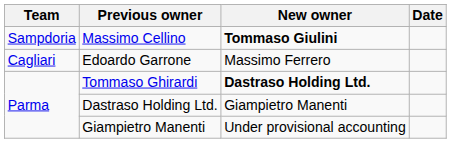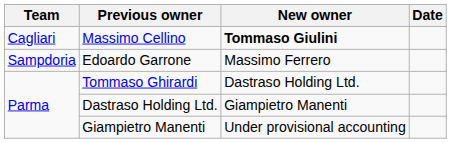(42, 37) Sampdoria -> (32, 37) Cagliari
(32, 60) Cagliari -> (42, 60) Sampdoria
(297, 82) bold -> (292, 82) normal
